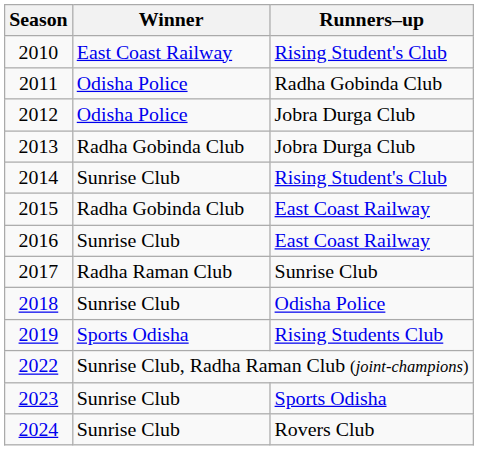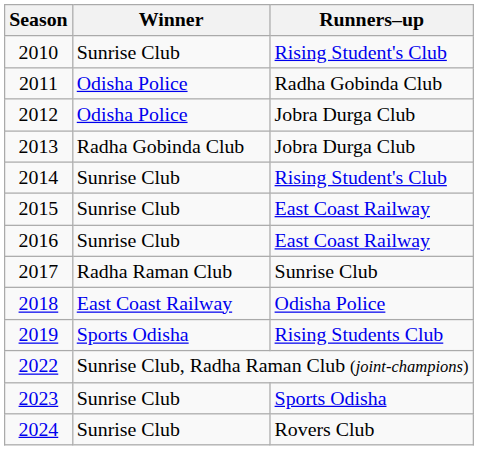(154, 51) East Coast Railway -> (128, 51) Sunrise Club
(161, 209) Radha Gobinda Club -> (128, 209) Sunrise Club
(128, 303) Sunrise Club -> (154, 303) East Coast Railway
